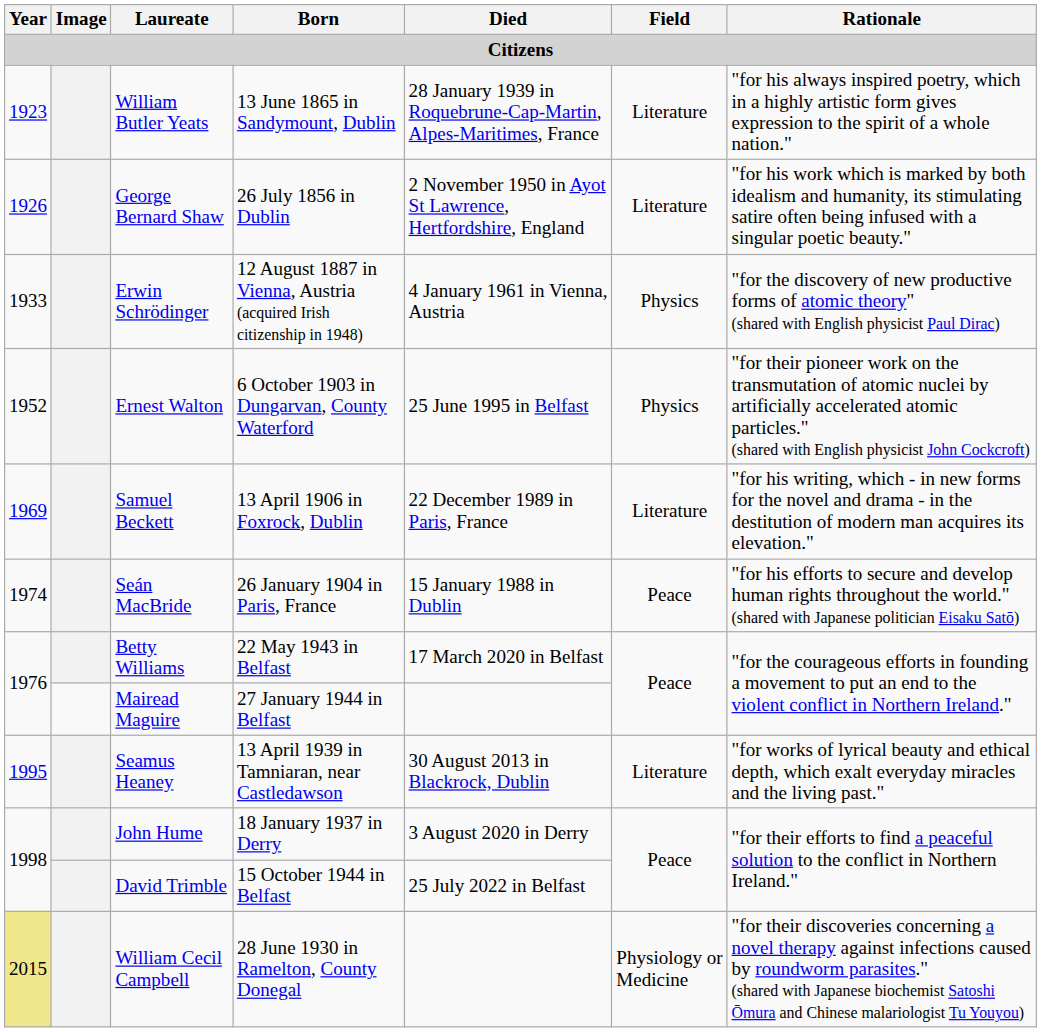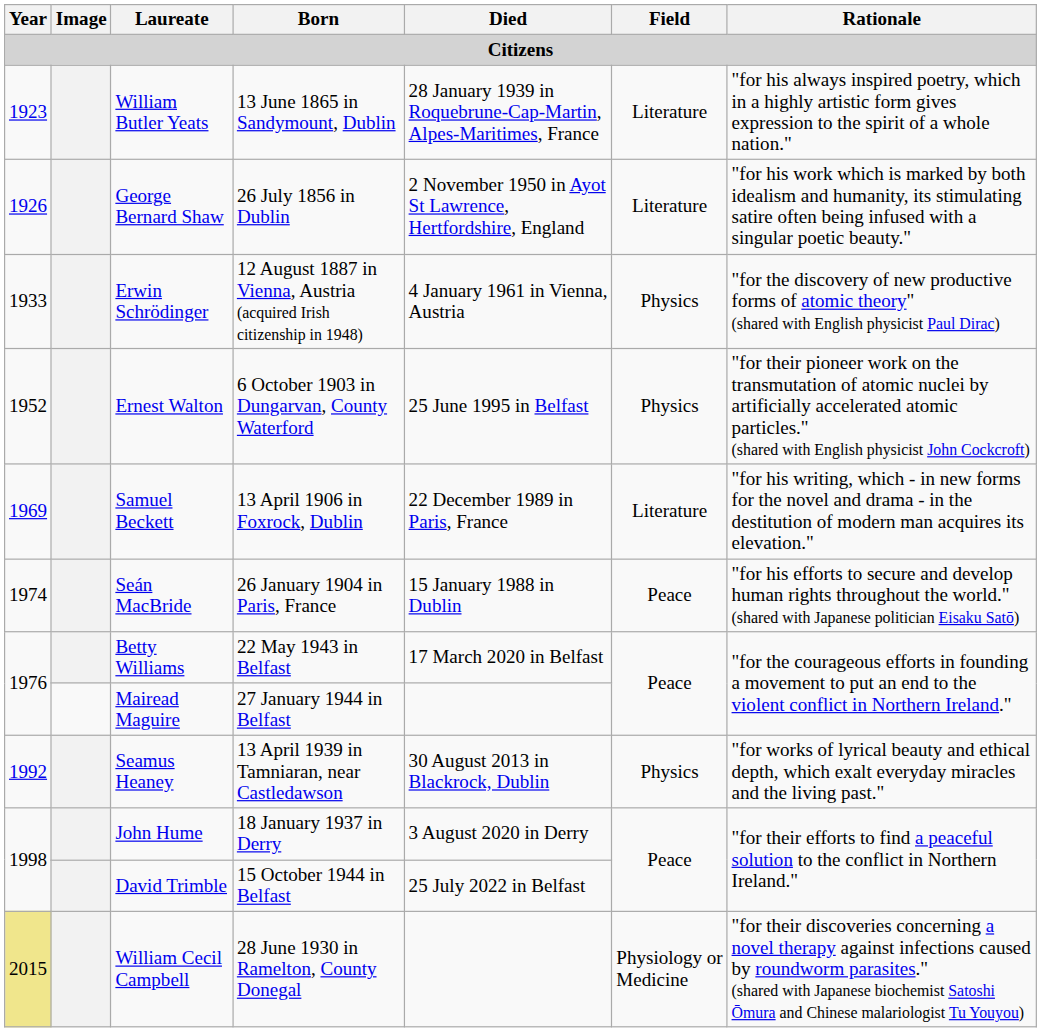(28, 771) 1995 -> (28, 771) 1992
(670, 771) Literature -> (670, 771) Physics
